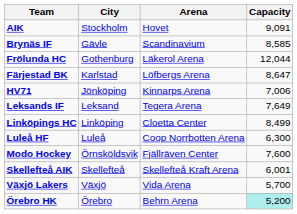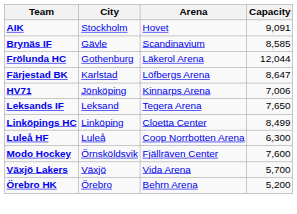(278, 106) 7,649 -> (278, 106) 7,650
- row: (39, 169)
(278, 201) paleturquoise background -> (278, 185) no background
